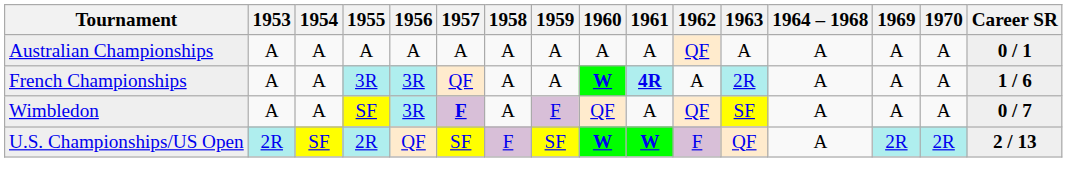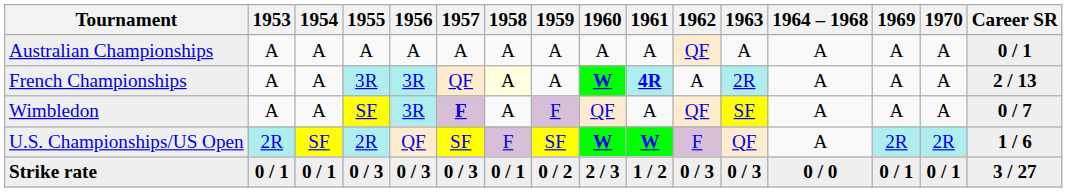(508, 80) no background -> (508, 80) lightyellow background
(1015, 80) 1 / 6 -> (1015, 80) 2 / 13
(1015, 141) 2 / 13 -> (1015, 141) 1 / 6
+ row: (53, 171)
